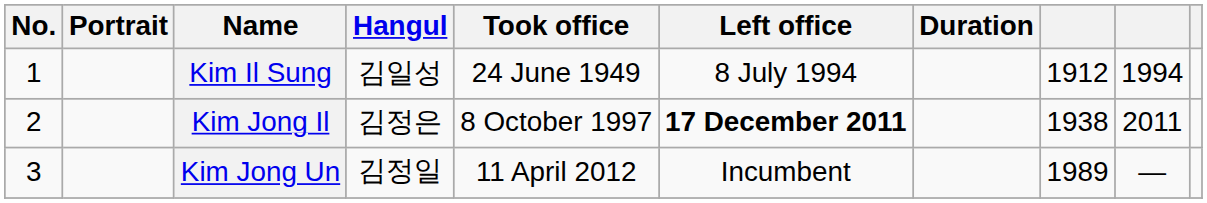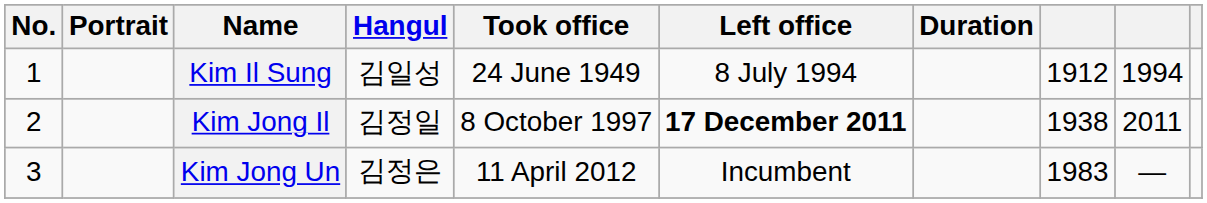(400, 121) 김정은 -> (400, 121) 김정일
(400, 171) 김정일 -> (400, 171) 김정은
(1078, 172) 1989 -> (1078, 172) 1983
